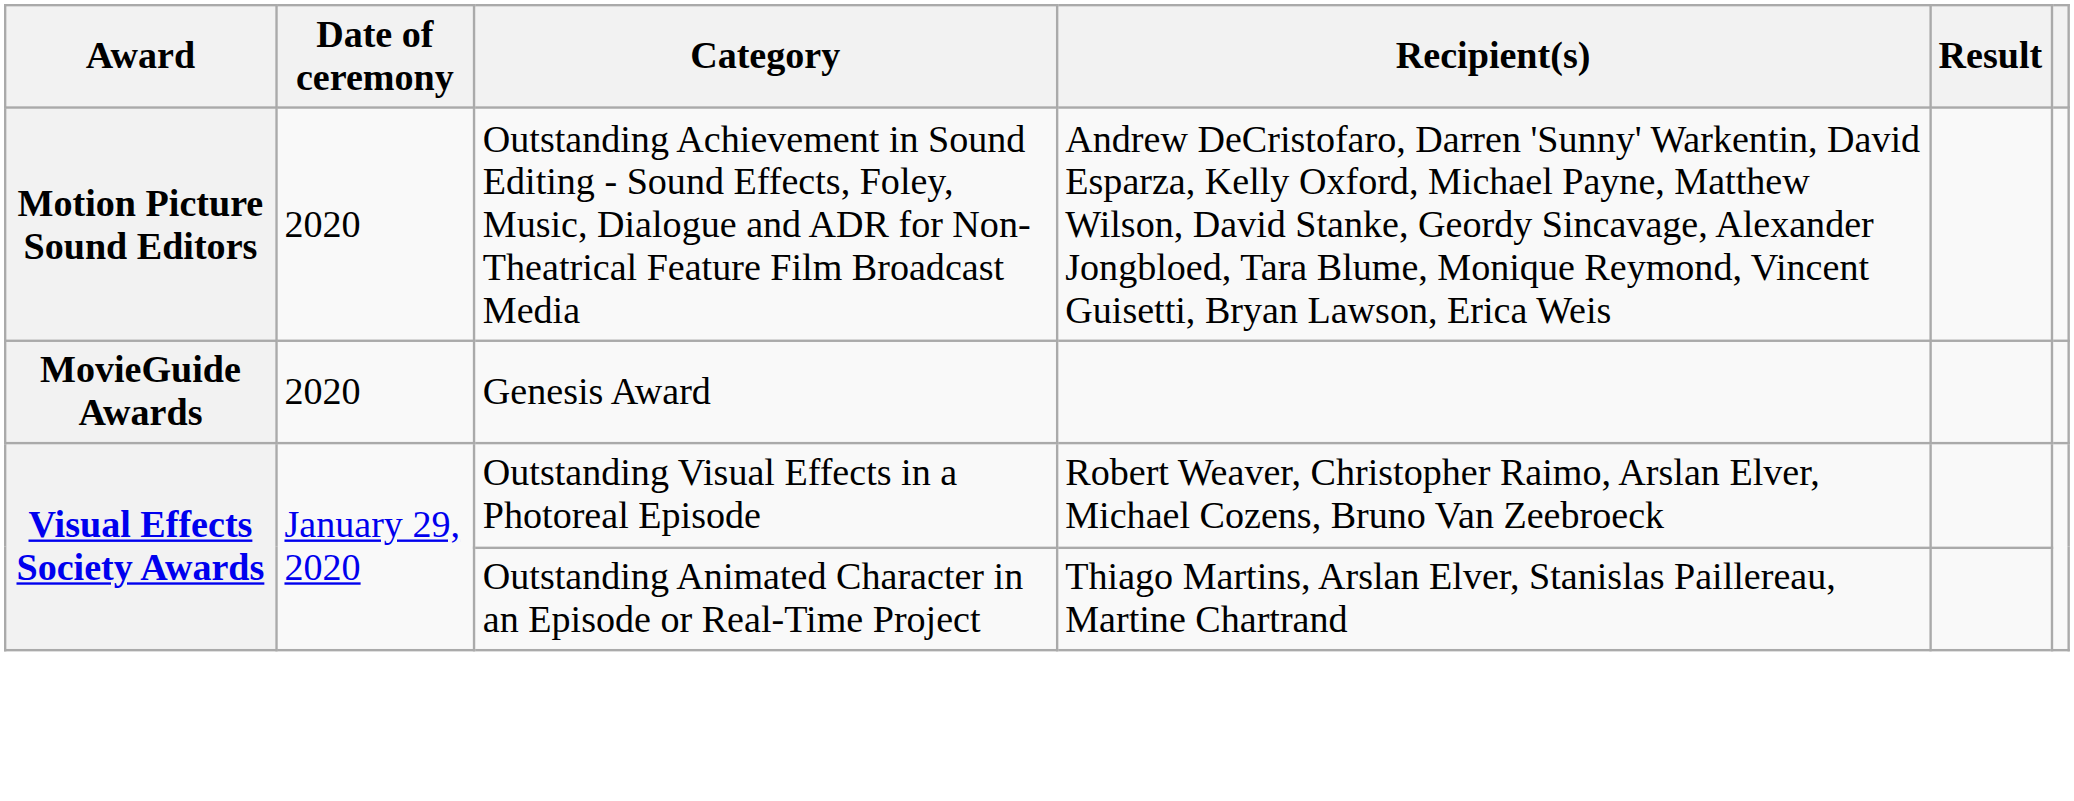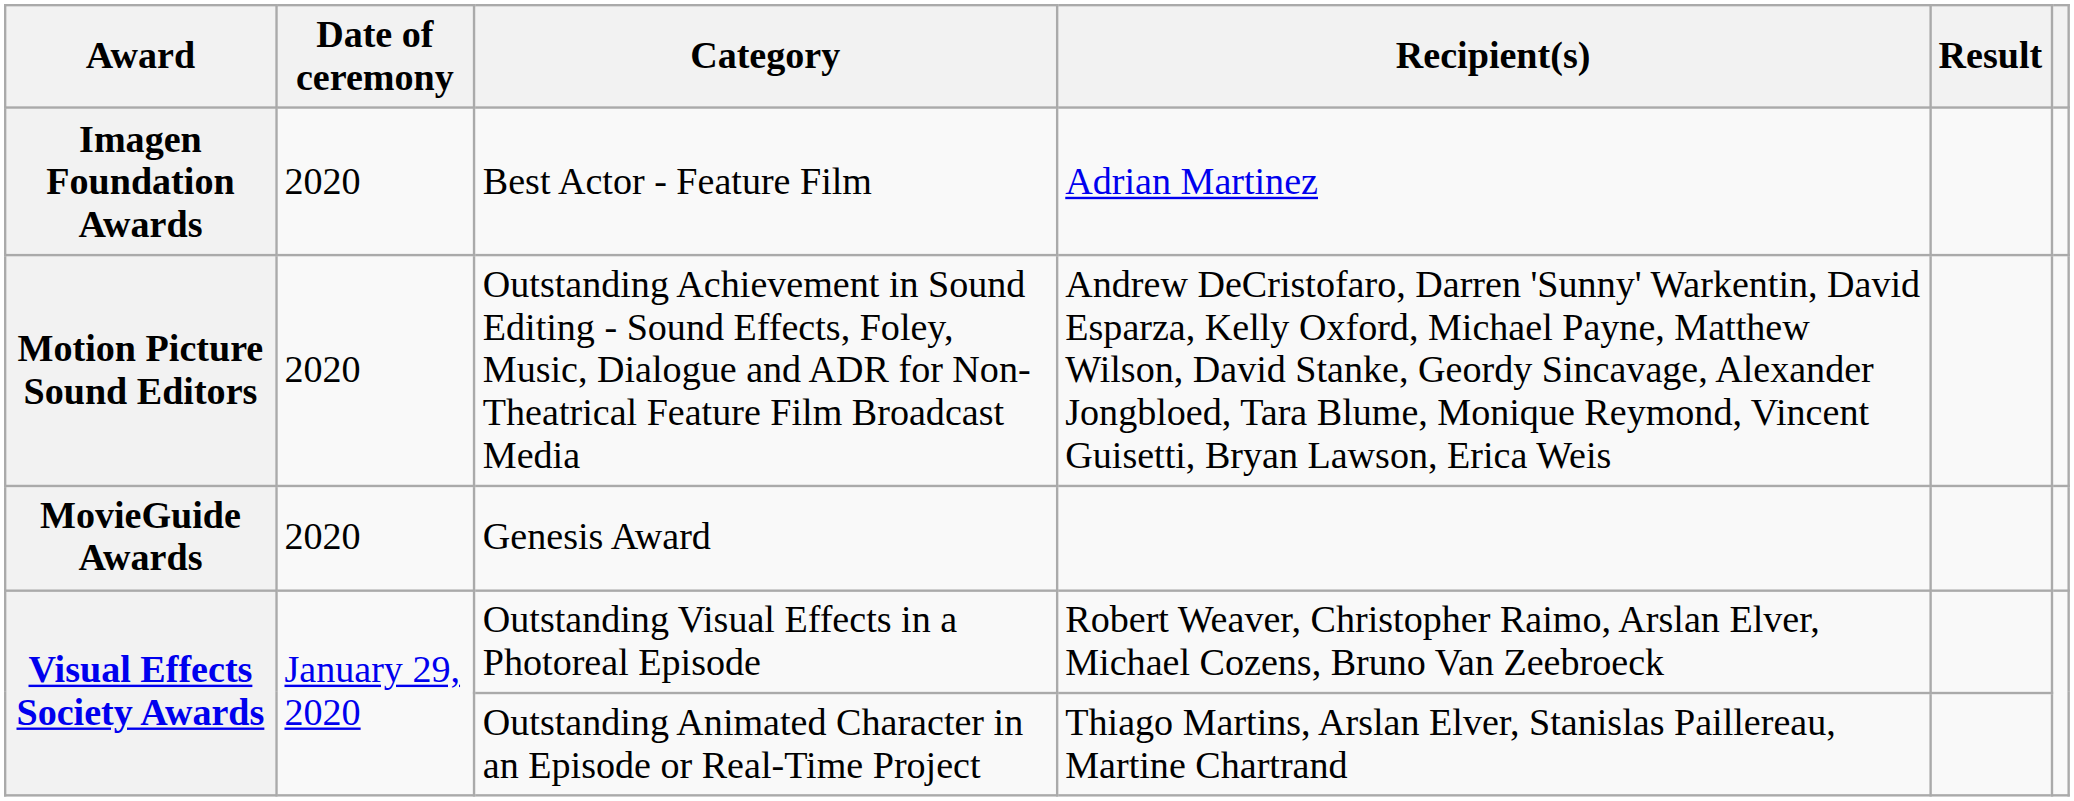+ row: (677, 180)
